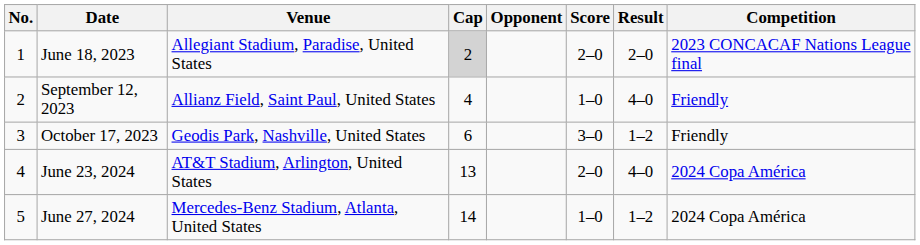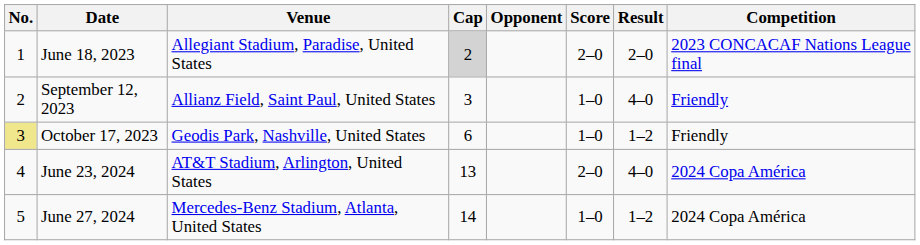(468, 99) 4 -> (468, 99) 3
(21, 135) no background -> (21, 135) khaki background
(590, 135) 3–0 -> (590, 135) 1–0
